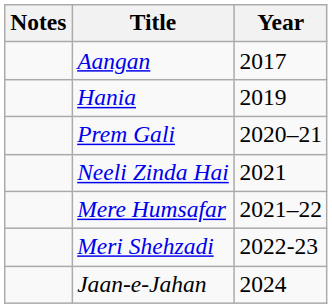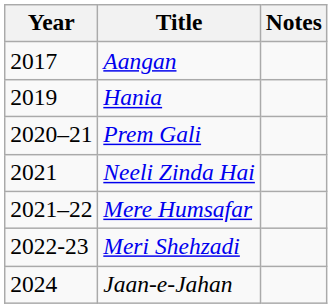columns swapped: (281, 23) <-> (38, 23)
